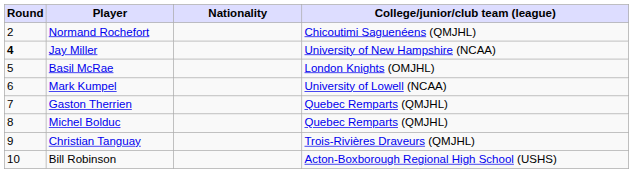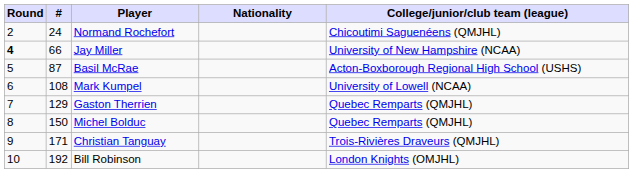+ column: (59, 13)
(369, 68) London Knights (OMJHL) -> (455, 68) Acton-Boxborough Regional High School (USHS)
(431, 159) Acton-Boxborough Regional High School (USHS) -> (394, 159) London Knights (OMJHL)
